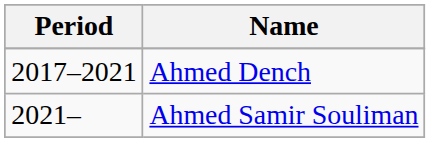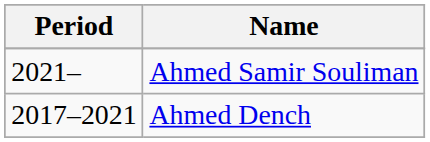rows swapped: (230, 70) <-> (284, 114)
